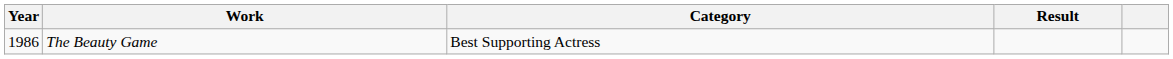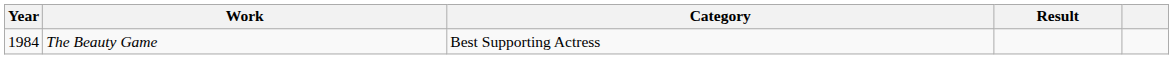(24, 41) 1986 -> (24, 41) 1984
